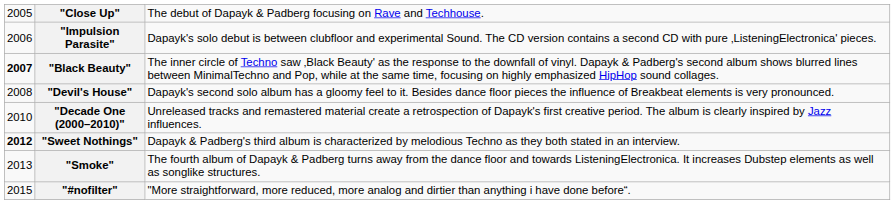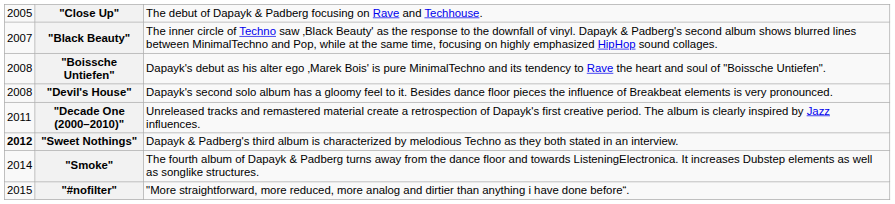- row: (90, 37)
(20, 68) bold -> (20, 37) normal
+ row: (89, 68)
(20, 117) 2010 -> (19, 117) 2011
(20, 166) 2013 -> (20, 166) 2014
